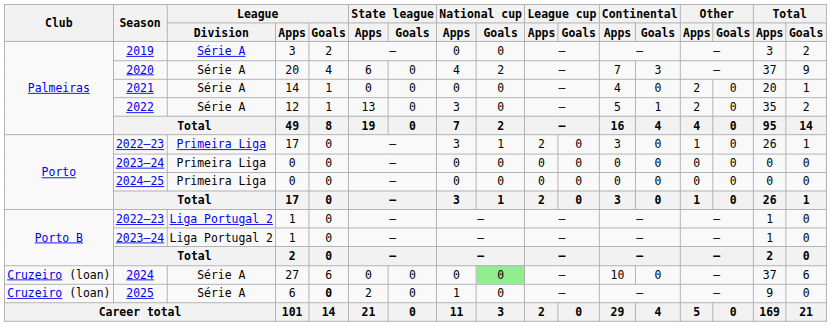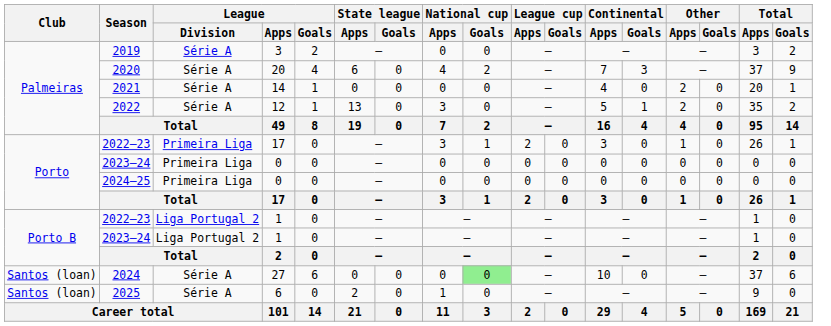(59, 275) Cruzeiro (loan) -> (52, 275) Santos (loan)
(59, 293) Cruzeiro (loan) -> (52, 293) Santos (loan)
(329, 293) bold -> (315, 293) normal
